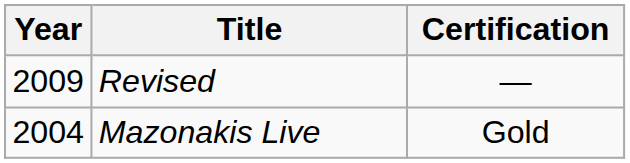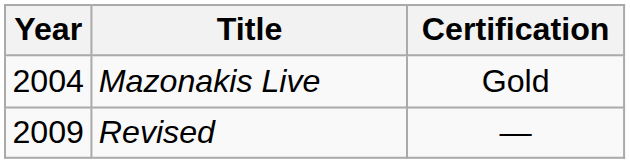rows swapped: (210, 132) <-> (157, 81)
